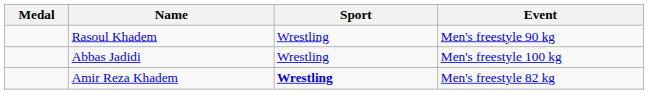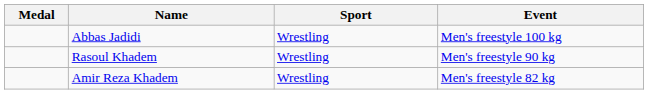rows swapped: (114, 36) <-> (106, 57)
(305, 78) bold -> (303, 78) normal
